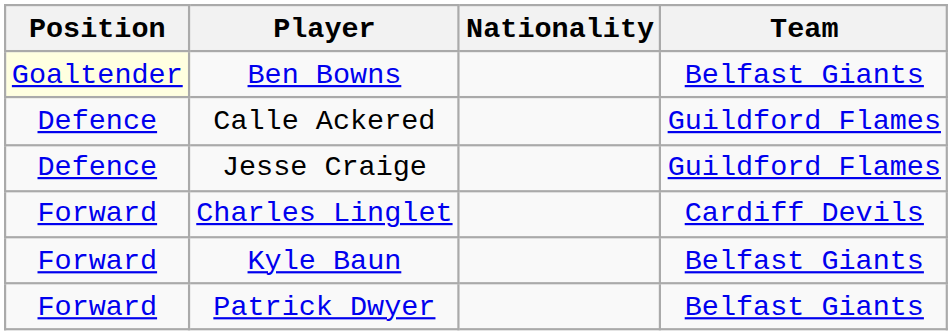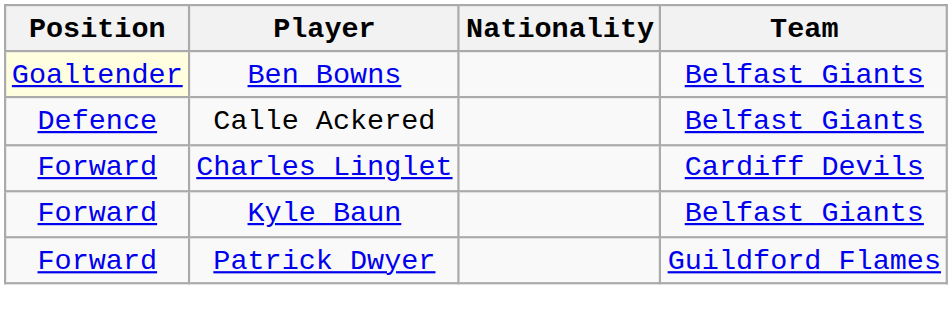(804, 121) Guildford Flames -> (804, 121) Belfast Giants
- row: (324, 167)
(804, 307) Belfast Giants -> (804, 260) Guildford Flames
